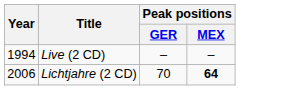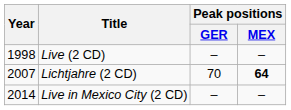(21, 54) 1994 -> (21, 54) 1998
(21, 74) 2006 -> (21, 74) 2007
+ row: (114, 94)
